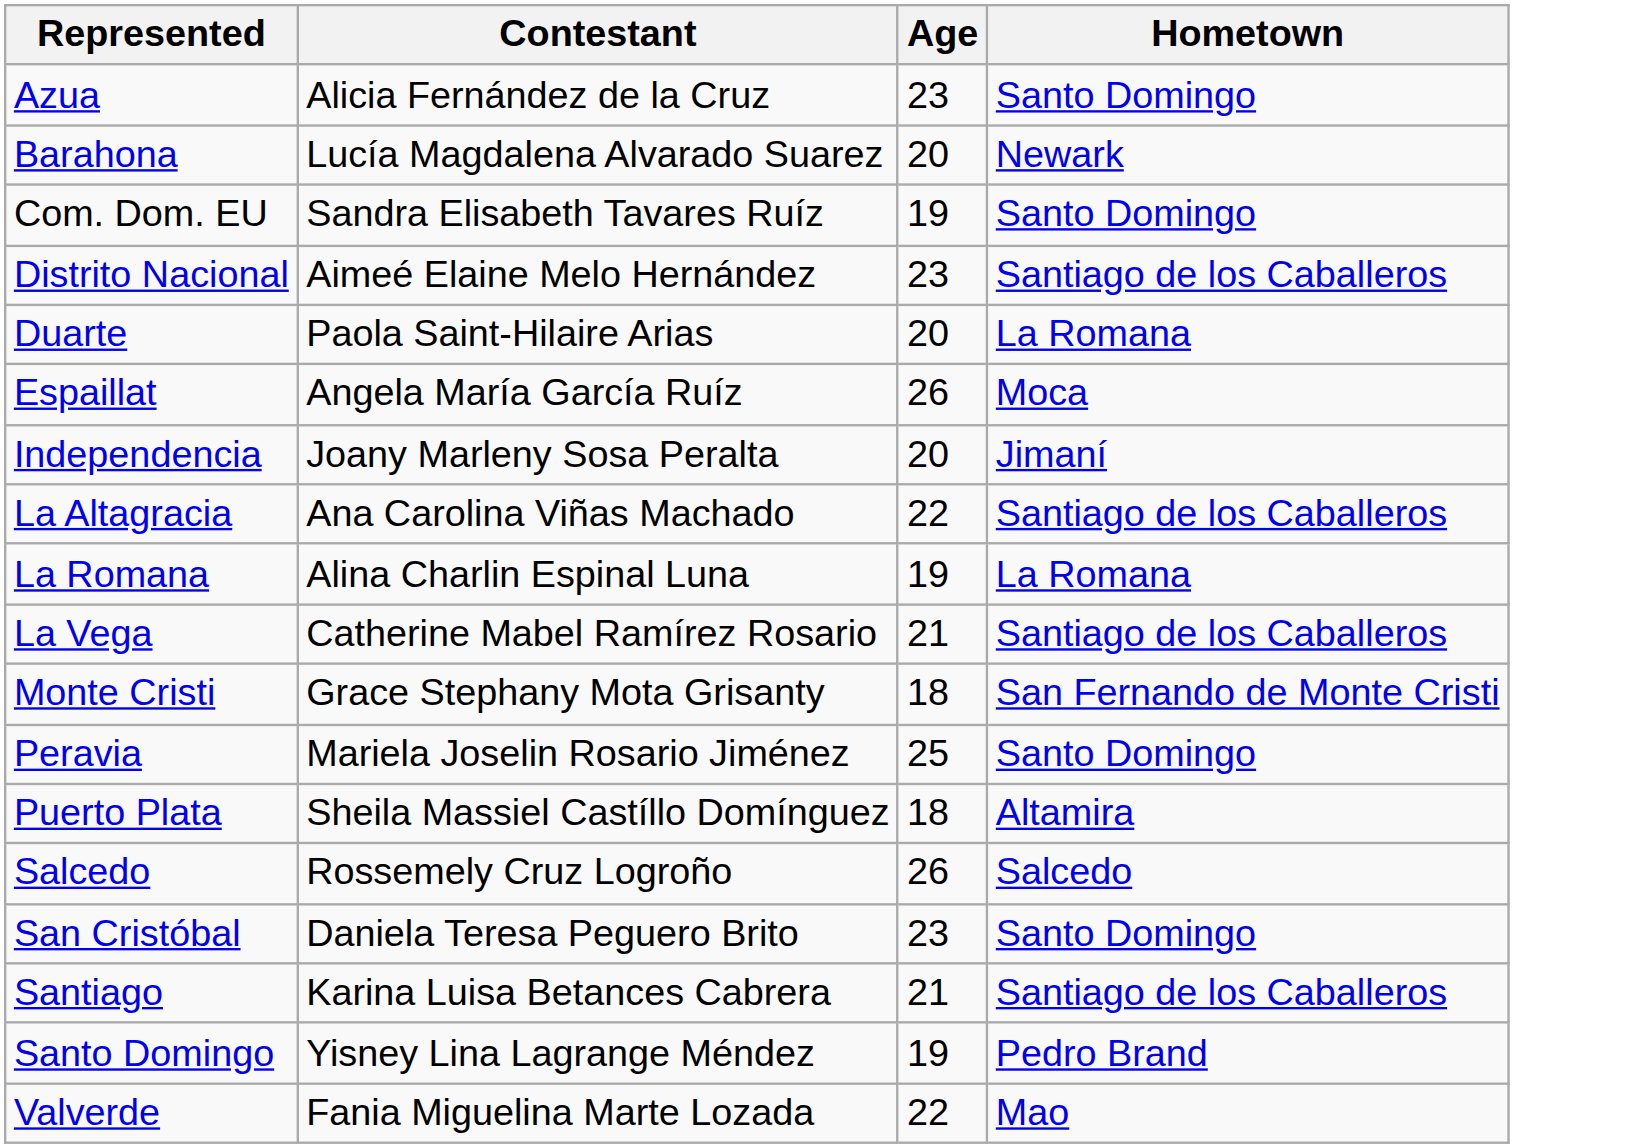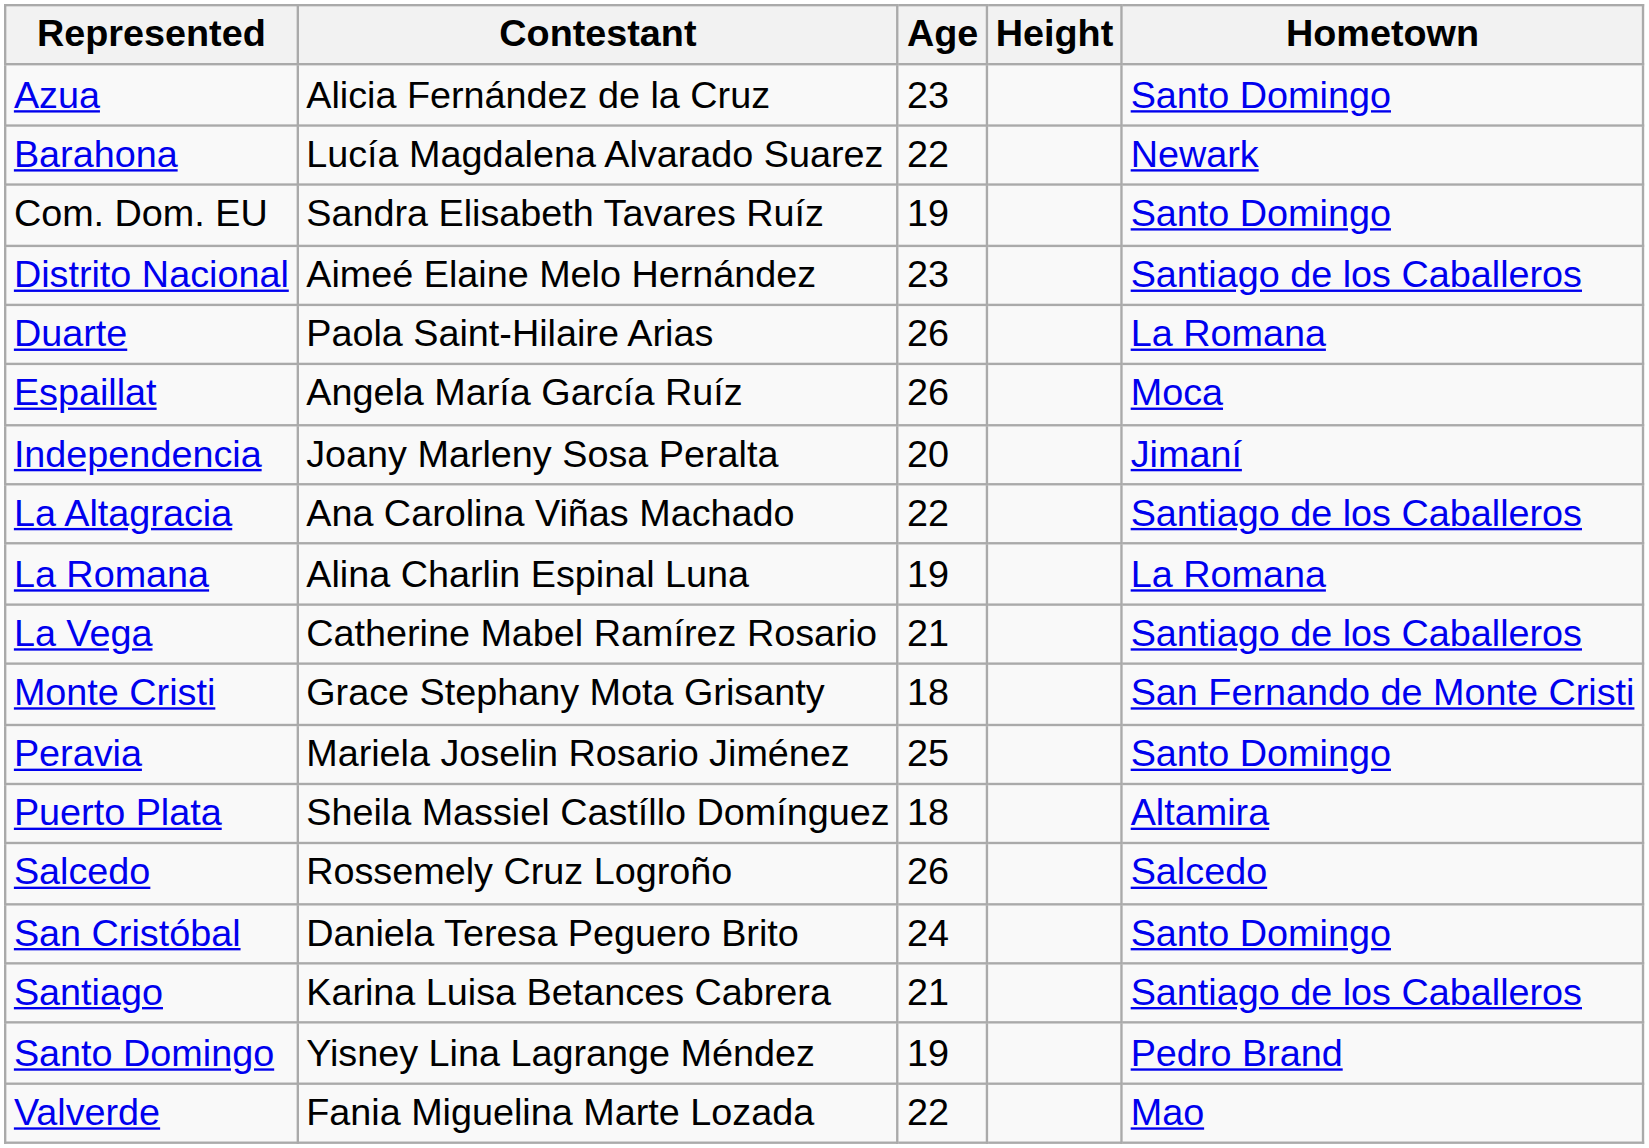+ column: (1055, 34)
(928, 154) 20 -> (928, 154) 22
(928, 333) 20 -> (928, 333) 26
(928, 932) 23 -> (928, 932) 24
